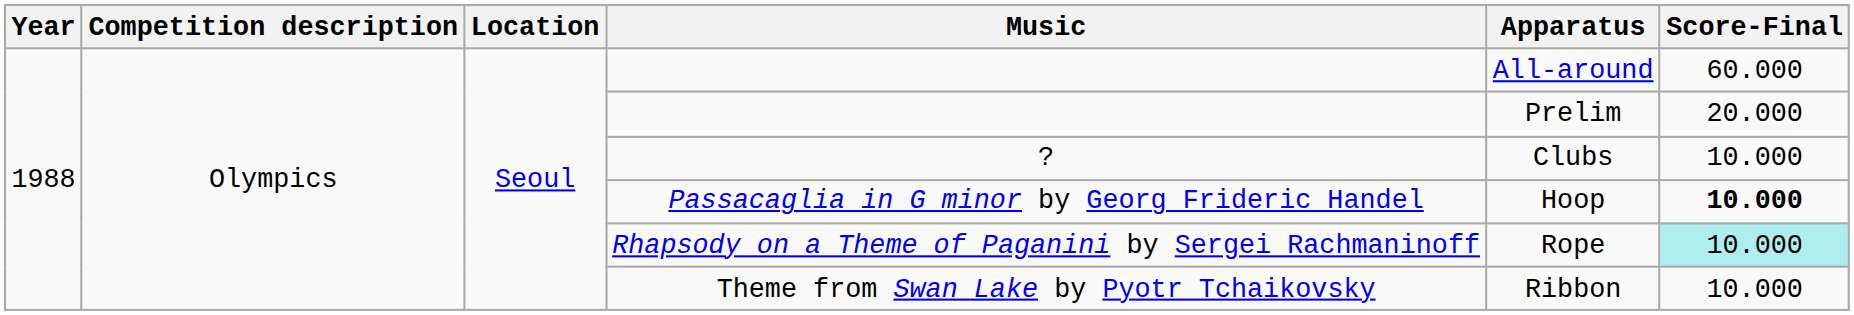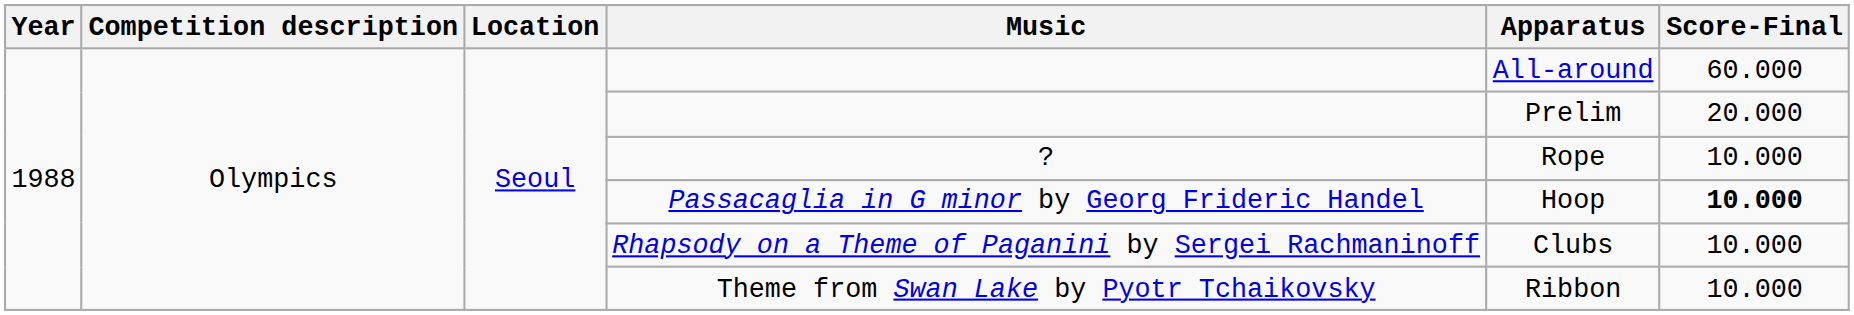(1573, 158) Clubs -> (1573, 158) Rope
(1573, 245) Rope -> (1573, 245) Clubs
(1755, 245) paleturquoise background -> (1755, 245) no background
